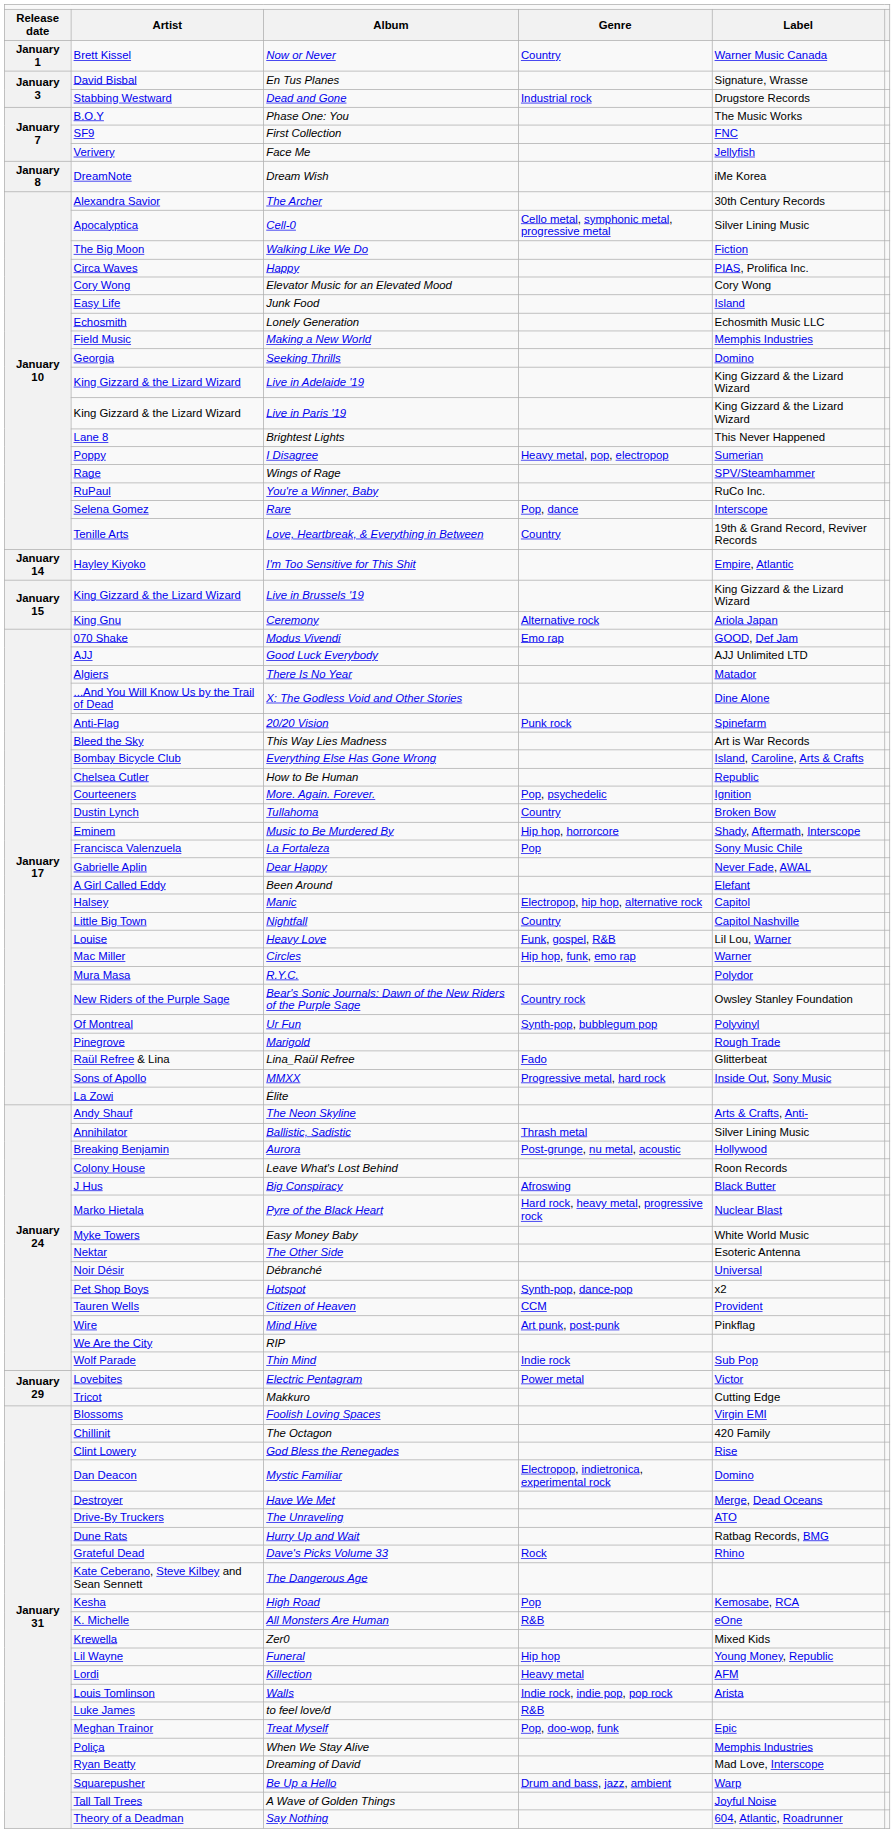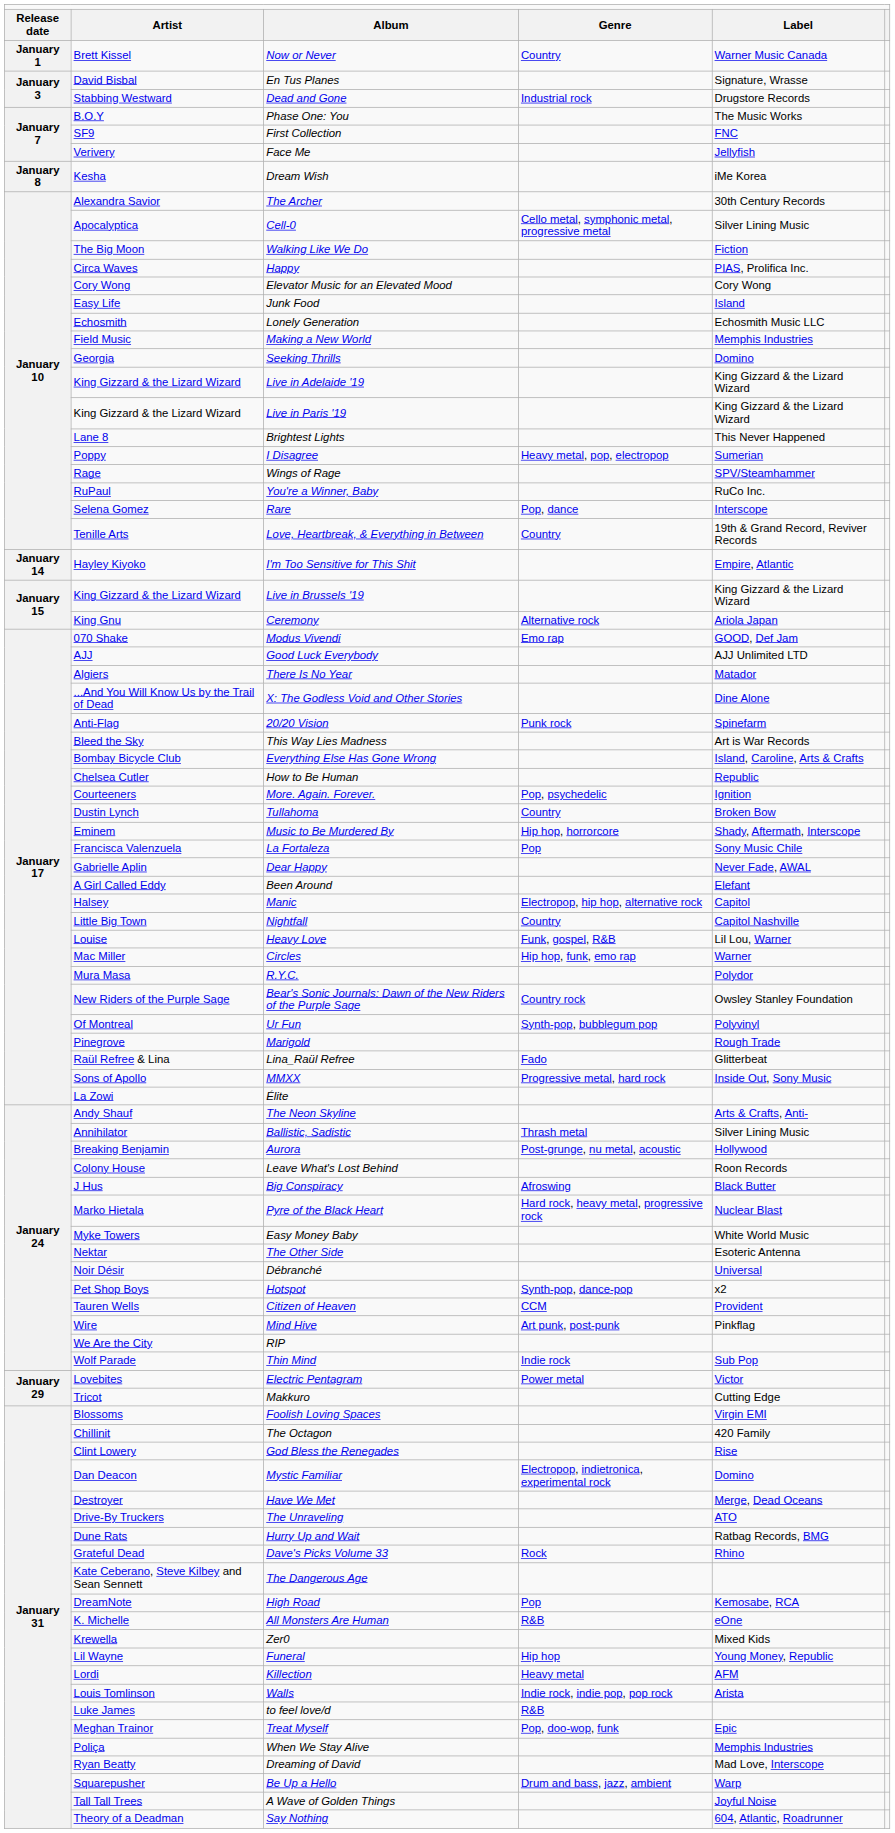(103, 176) DreamNote -> (90, 176) Kesha
(90, 1602) Kesha -> (103, 1602) DreamNote
